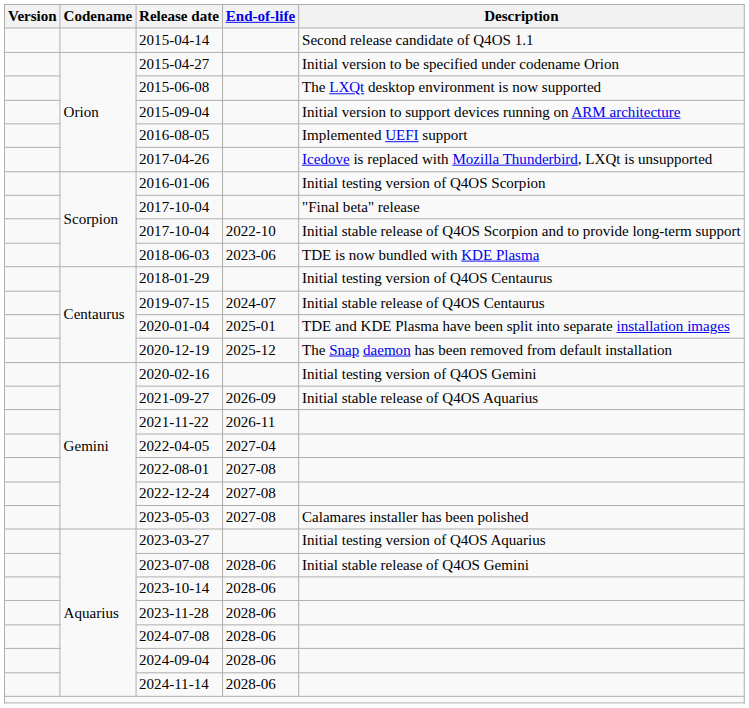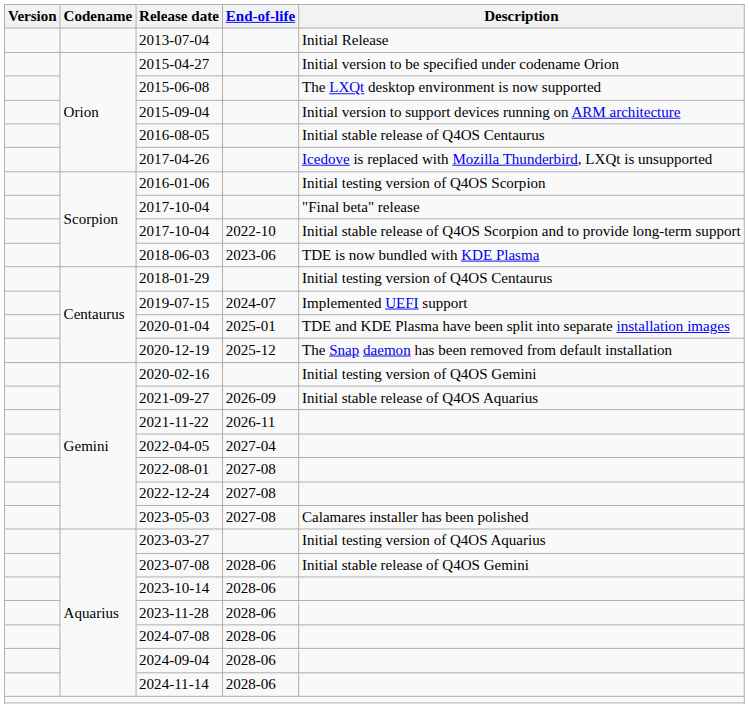+ row: (174, 40)
- row: (174, 40)
(385, 135) Implemented UEFI support -> (423, 135) Initial stable release of Q4OS Centaurus
(423, 302) Initial stable release of Q4OS Centaurus -> (385, 302) Implemented UEFI support
